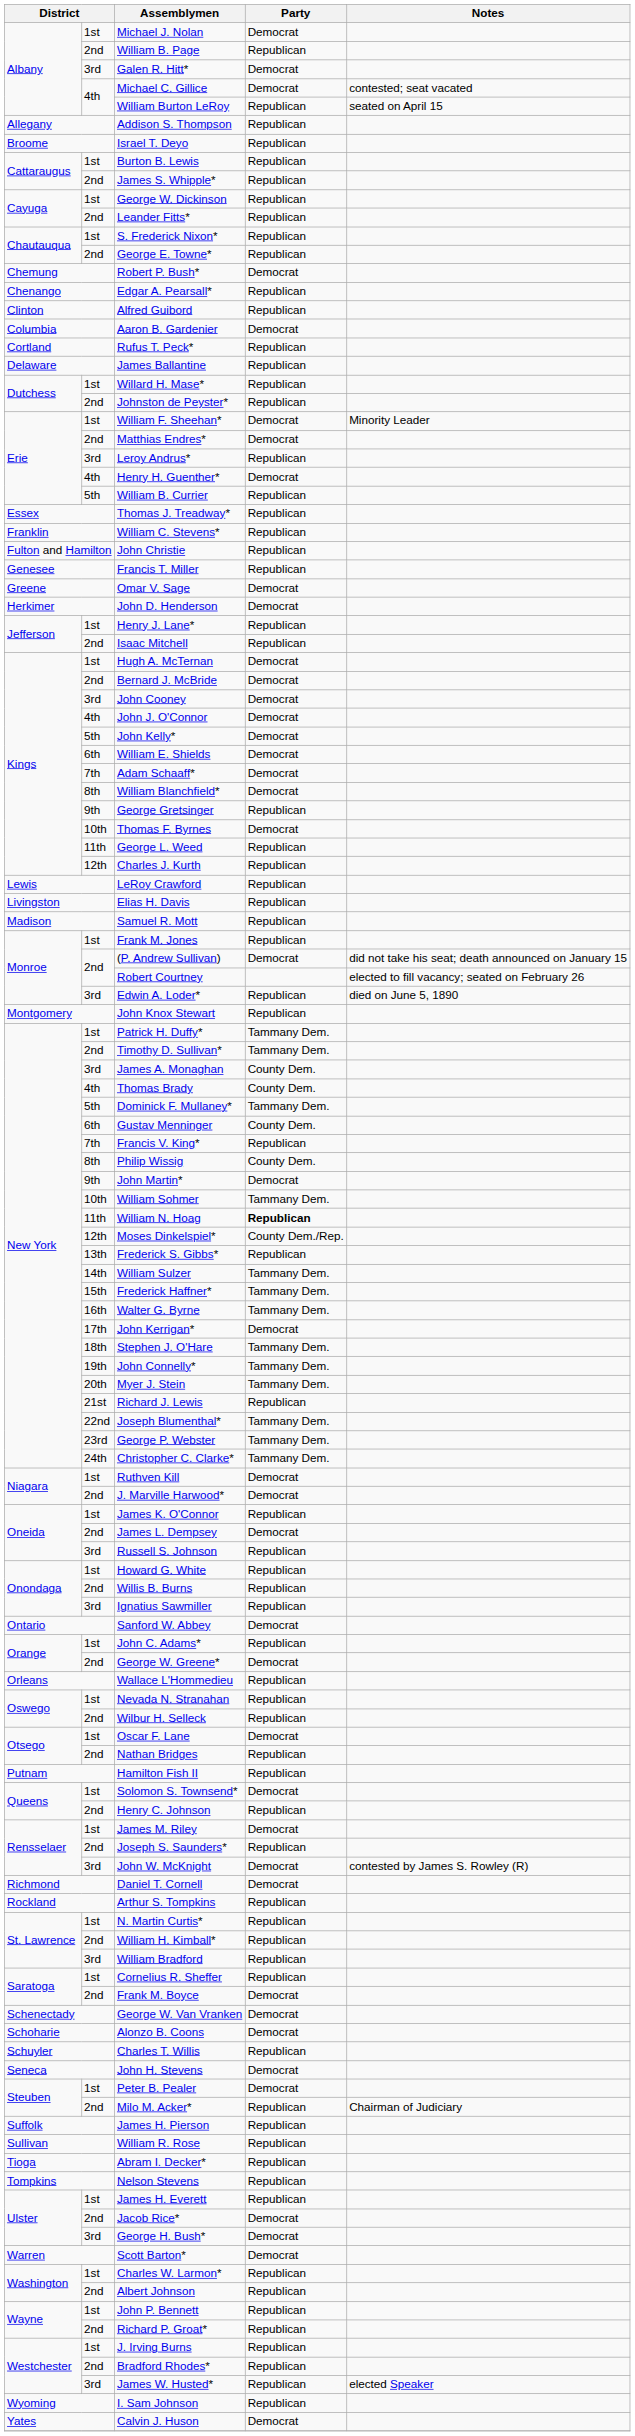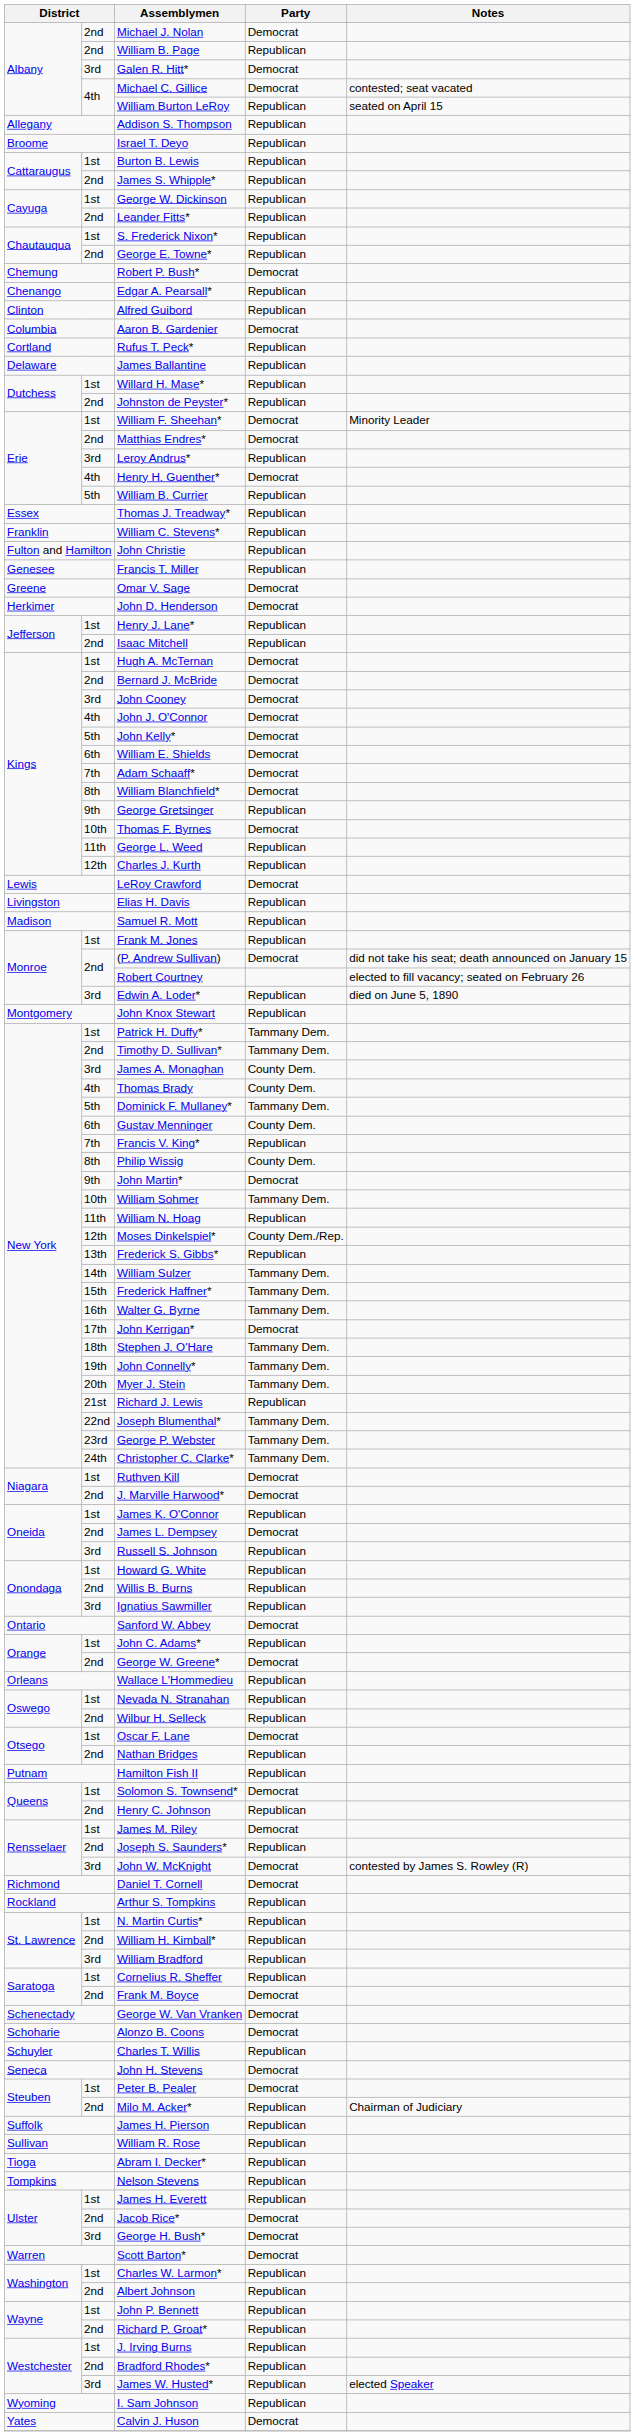(92, 32) 1st -> (94, 32) 2nd
(277, 884) Republican -> (273, 884) Democrat
(279, 1217) bold -> (277, 1217) normal
